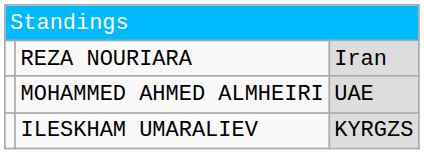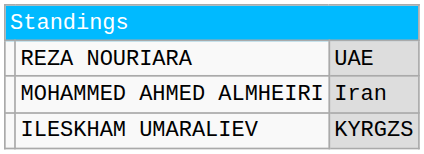(361, 59) Iran -> (354, 59) UAE
(354, 94) UAE -> (361, 94) Iran
